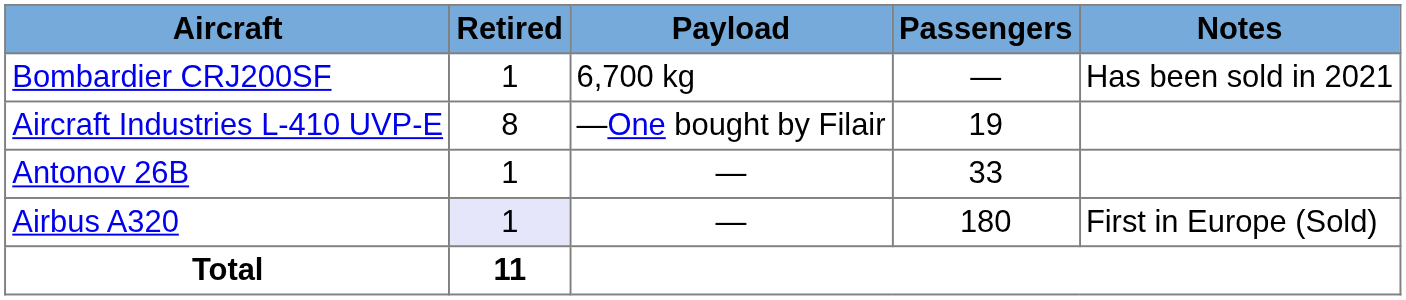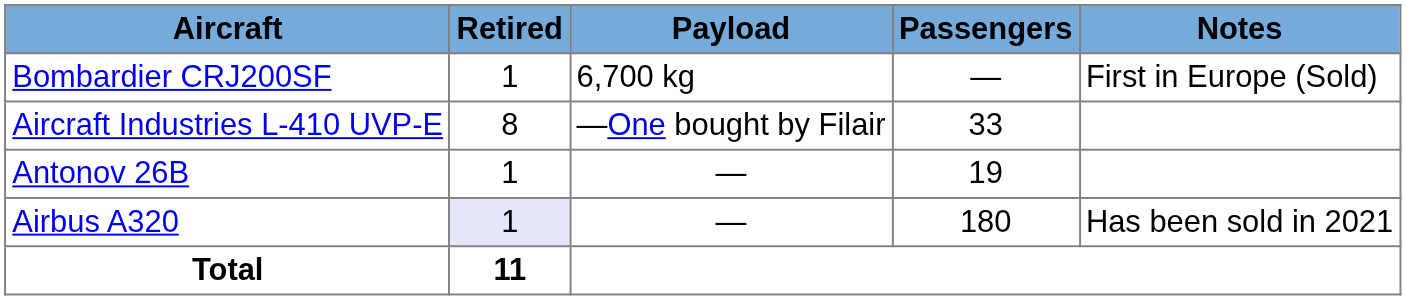(1240, 76) Has been sold in 2021 -> (1232, 76) First in Europe (Sold)
(986, 125) 19 -> (986, 125) 33
(986, 173) 33 -> (986, 173) 19
(1232, 221) First in Europe (Sold) -> (1240, 221) Has been sold in 2021
